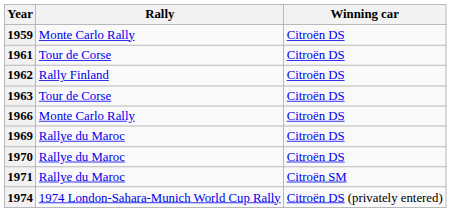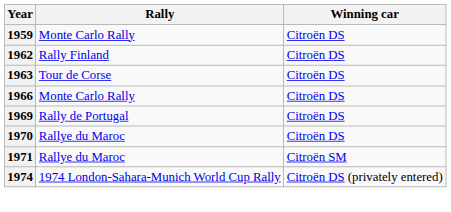- row: (20, 55)
+ row: (20, 116)
- row: (20, 136)
